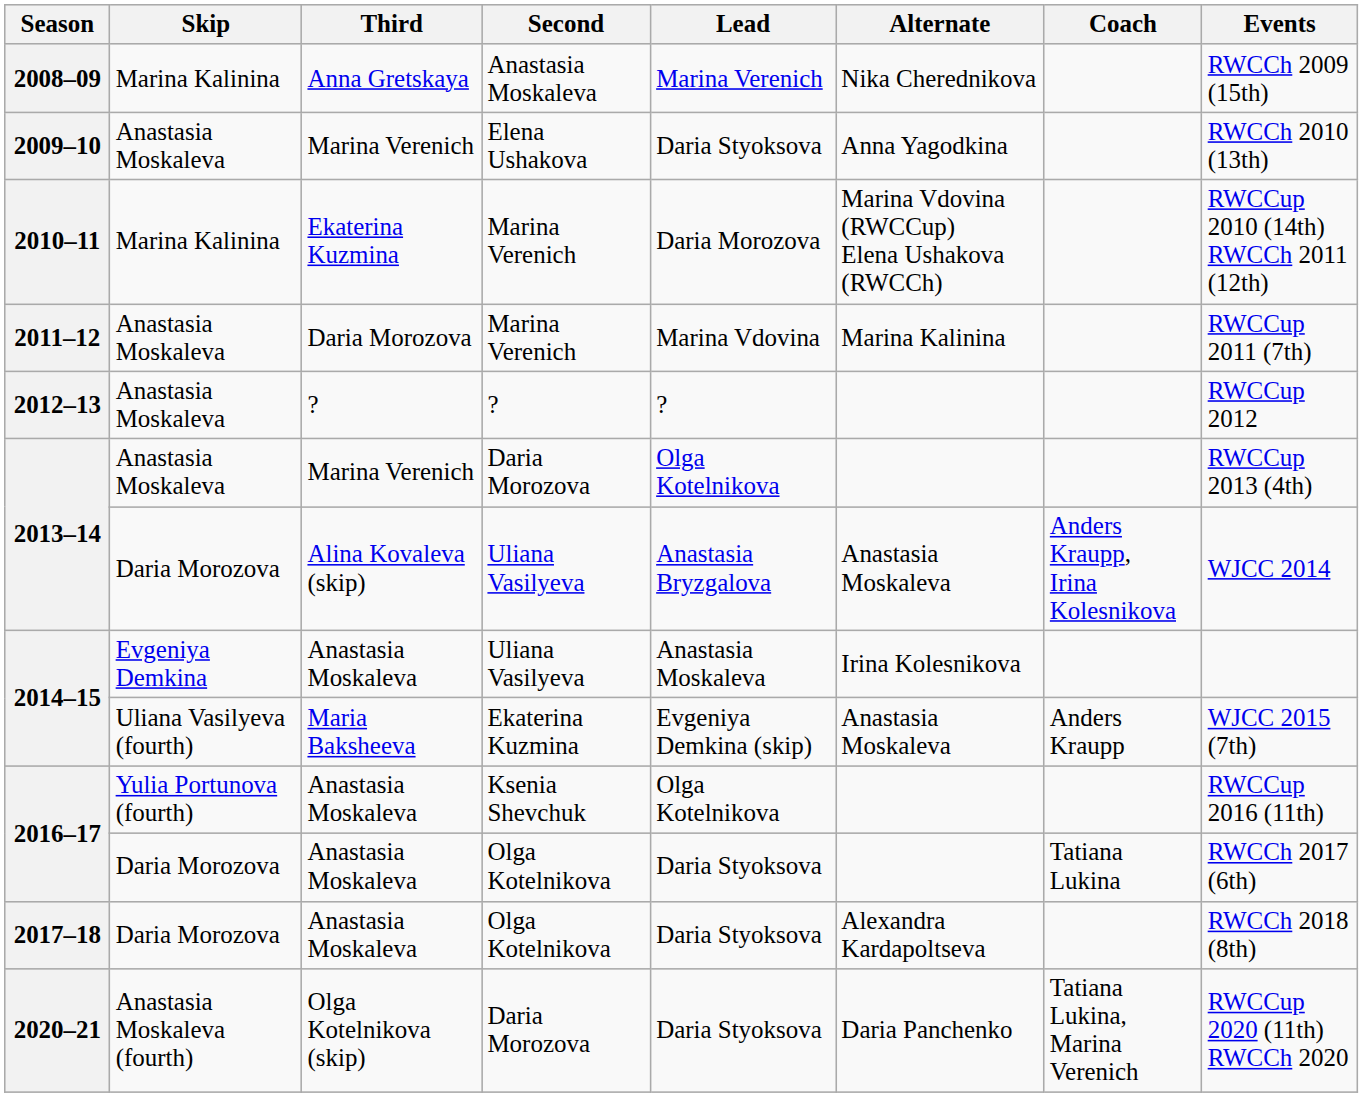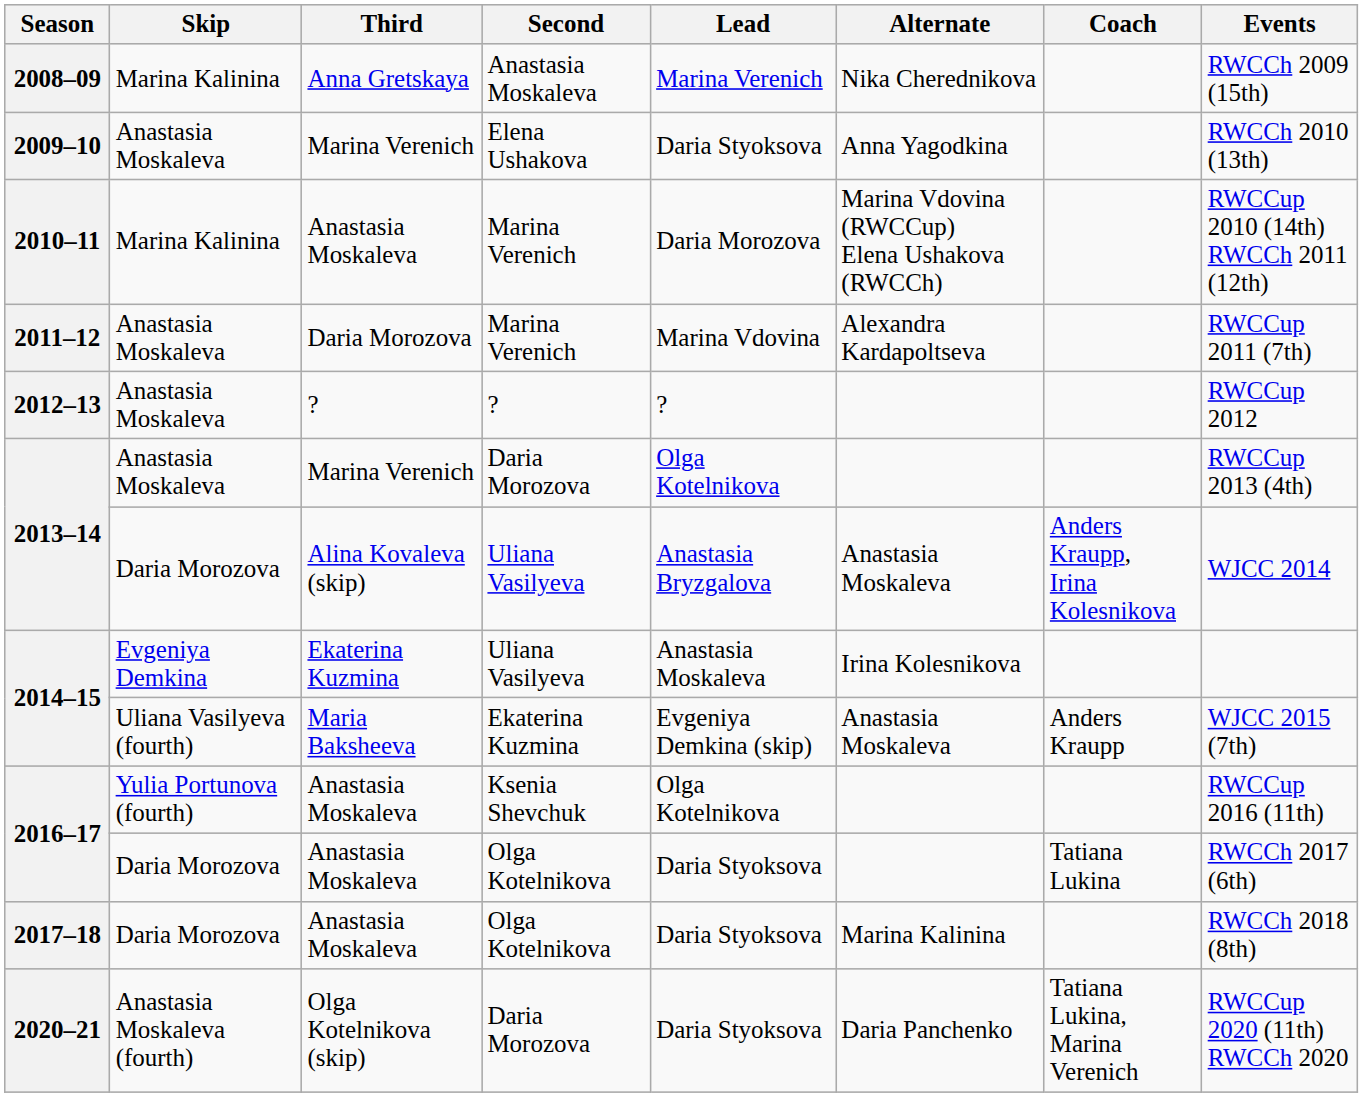(355, 241) Ekaterina Kuzmina -> (362, 241) Anastasia Moskaleva
(923, 337) Marina Kalinina -> (913, 337) Alexandra Kardapoltseva
(362, 663) Anastasia Moskaleva -> (355, 663) Ekaterina Kuzmina
(913, 934) Alexandra Kardapoltseva -> (923, 934) Marina Kalinina
